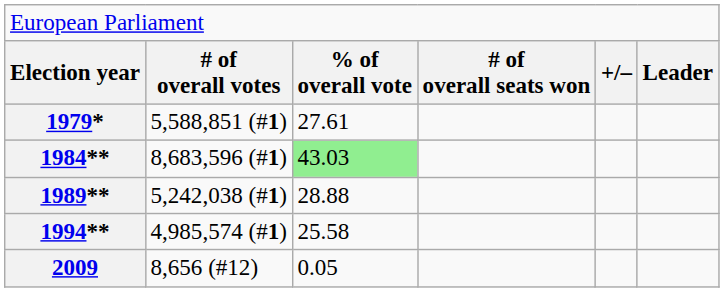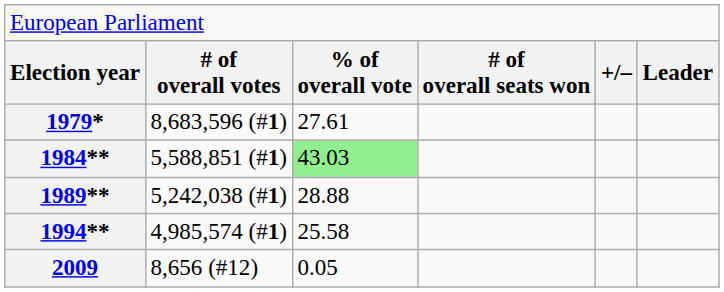(219, 121) 5,588,851 (#1) -> (219, 121) 8,683,596 (#1)
(219, 158) 8,683,596 (#1) -> (219, 158) 5,588,851 (#1)
